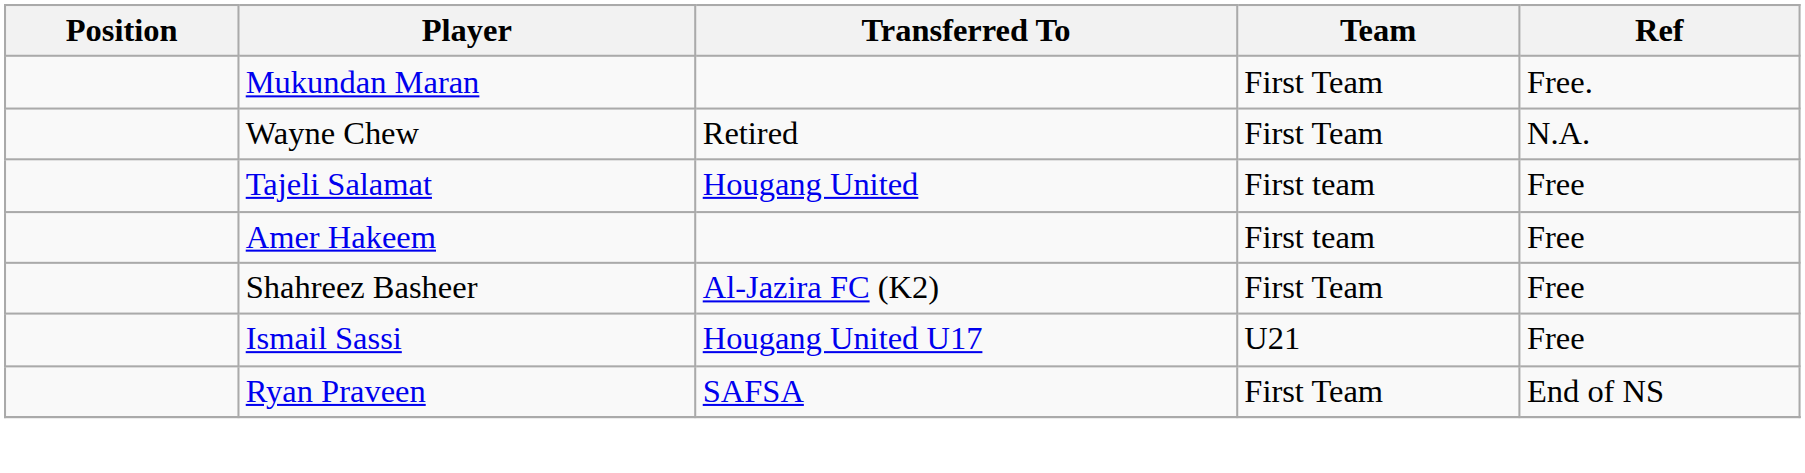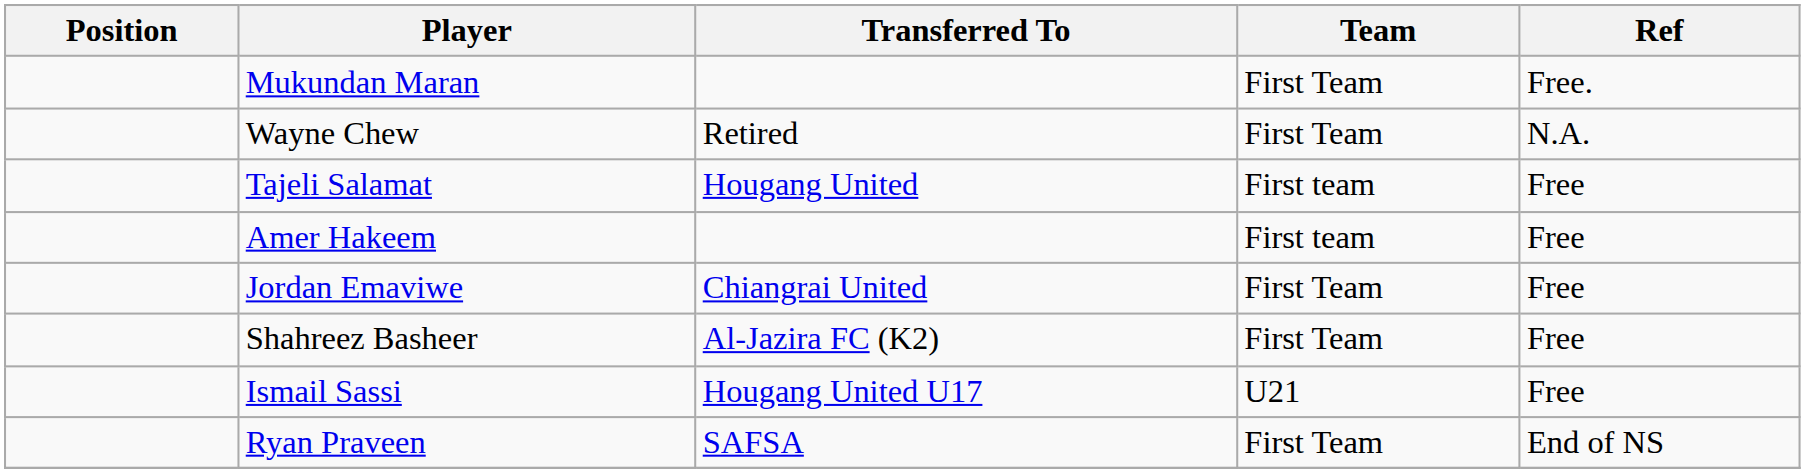+ row: (354, 287)
